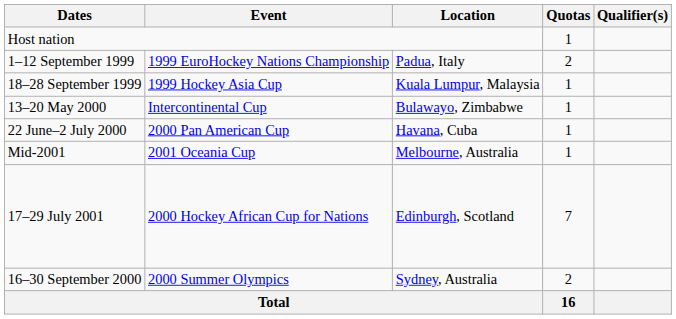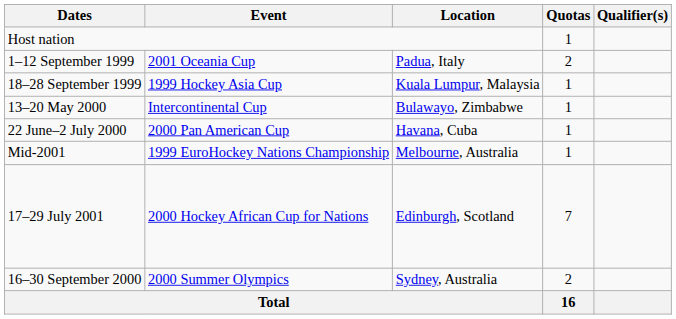(269, 61) 1999 EuroHockey Nations Championship -> (202, 61) 2001 Oceania Cup
(202, 152) 2001 Oceania Cup -> (269, 152) 1999 EuroHockey Nations Championship
